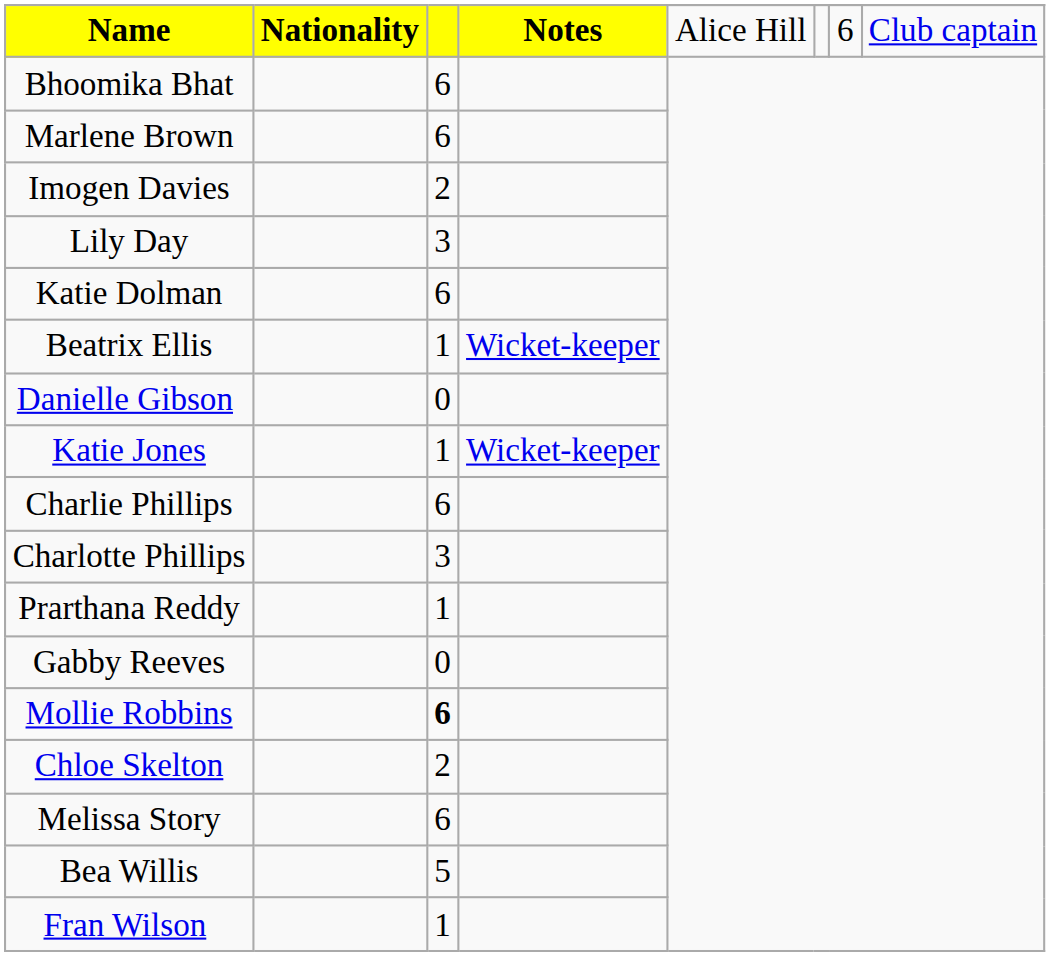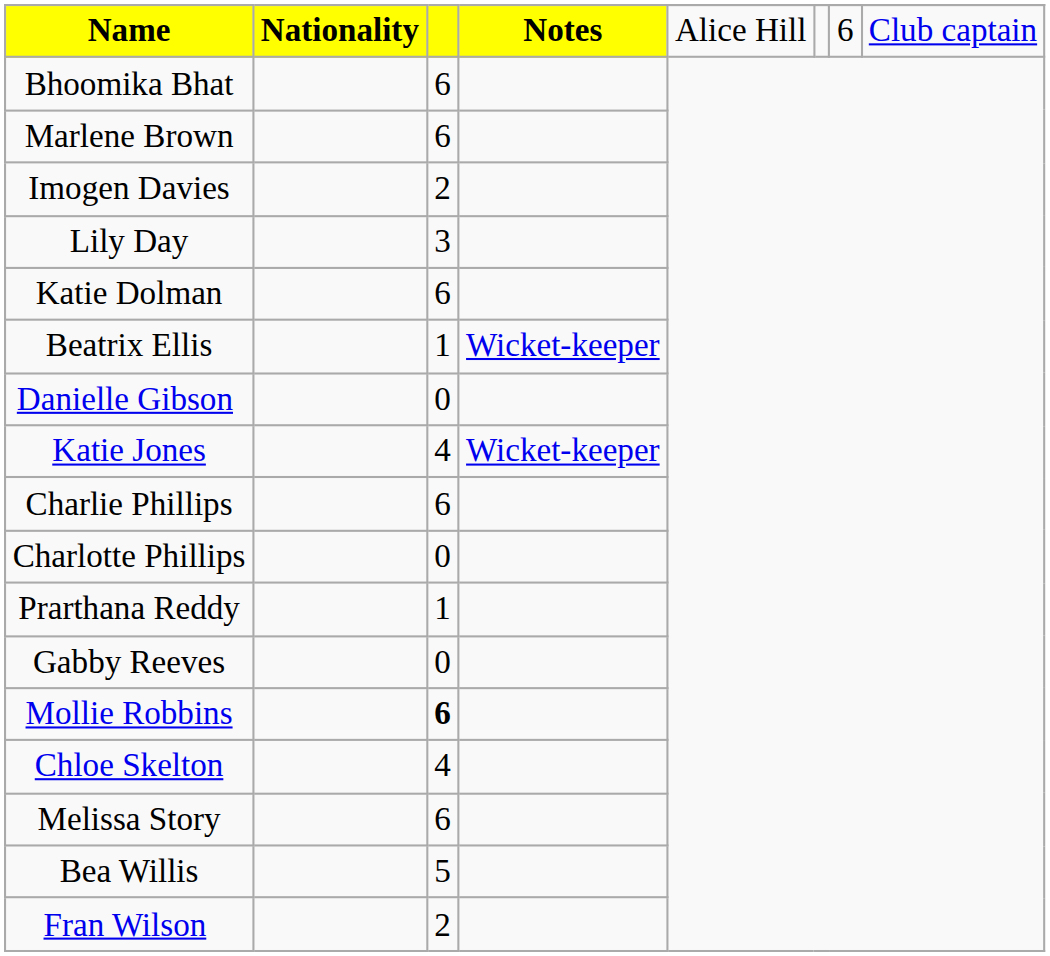(443, 450) 1 -> (443, 450) 4
(443, 556) 3 -> (443, 556) 0
(443, 766) 2 -> (443, 766) 4
(443, 923) 1 -> (443, 923) 2
